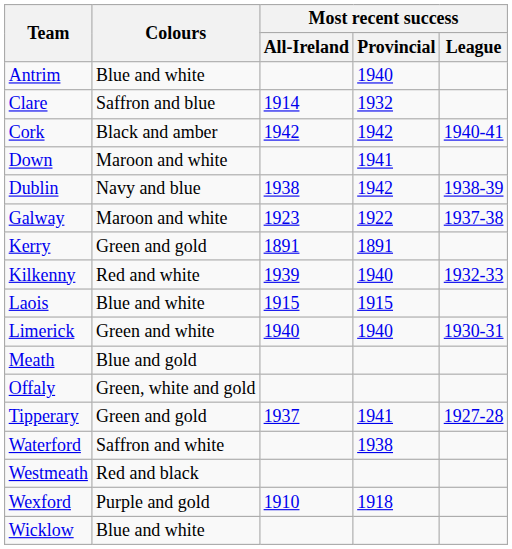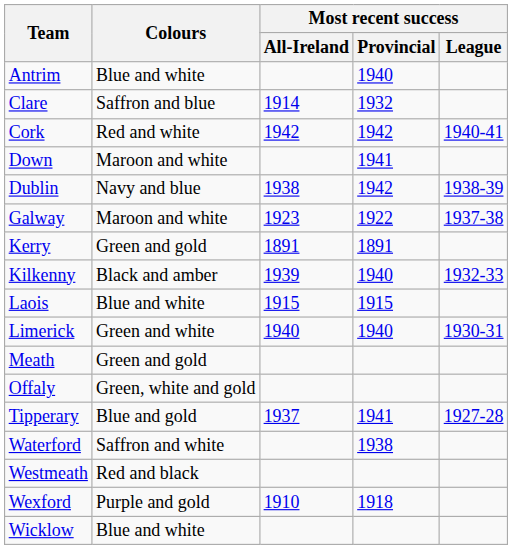(157, 132) Black and amber -> (148, 132) Red and white
(148, 274) Red and white -> (157, 274) Black and amber
(146, 359) Blue and gold -> (151, 359) Green and gold
(151, 416) Green and gold -> (146, 416) Blue and gold
